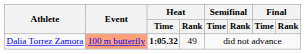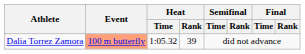(164, 42) bold -> (163, 42) normal
(192, 42) 49 -> (192, 42) 39
